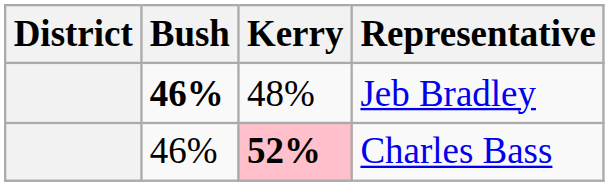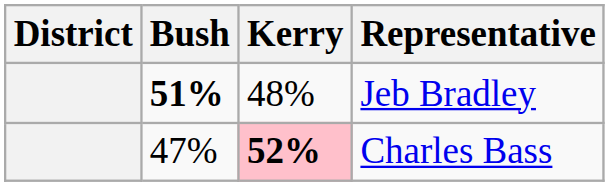(187, 92) 46% -> (187, 92) 51%
(184, 151) 46% -> (184, 151) 47%
